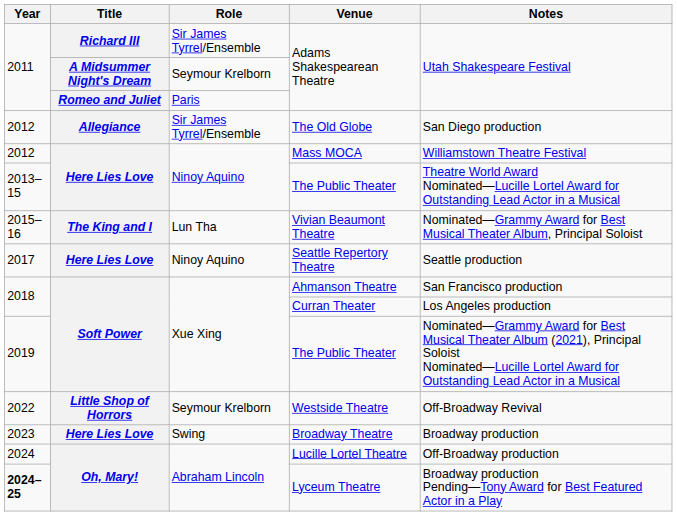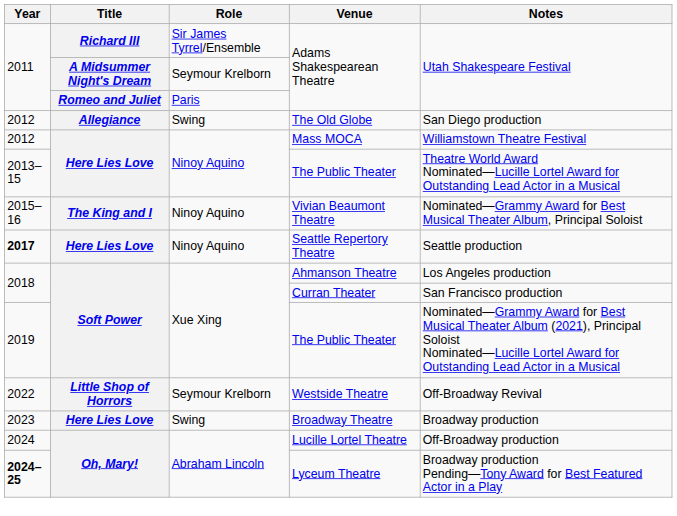(216, 127) Sir James Tyrrel/Ensemble -> (188, 120) Swing
(194, 227) Lun Tha -> (208, 213) Ninoy Aquino
(21, 260) normal -> (21, 246) bold
(493, 287) San Francisco production -> (487, 273) Los Angeles production
(487, 306) Los Angeles production -> (493, 292) San Francisco production
